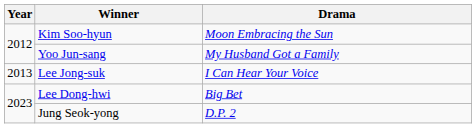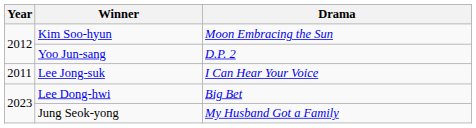(272, 53) My Husband Got a Family -> (220, 53) D.P. 2
(20, 73) 2013 -> (20, 73) 2011
(220, 113) D.P. 2 -> (272, 113) My Husband Got a Family
